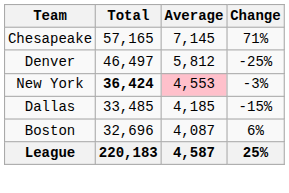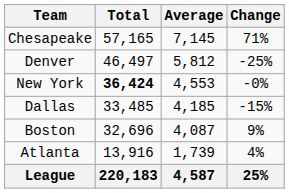(194, 85) pink background -> (194, 85) no background
(255, 85) -3% -> (255, 85) -0%
(255, 130) 6% -> (255, 130) 9%
+ row: (50, 153)
